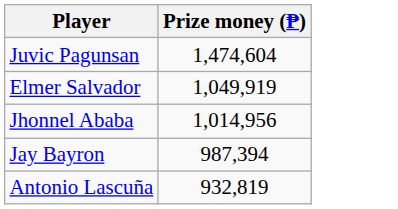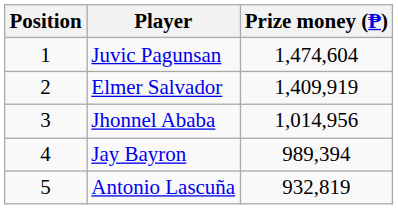+ column: (46, 21)
(234, 87) 1,049,919 -> (316, 87) 1,409,919
(234, 154) 987,394 -> (316, 154) 989,394
